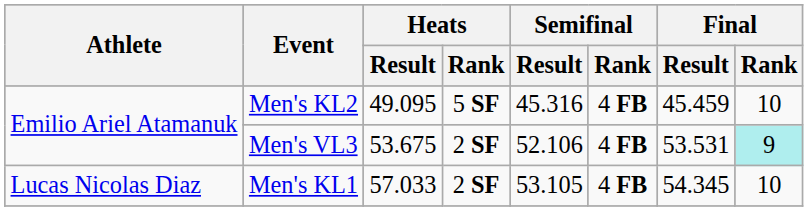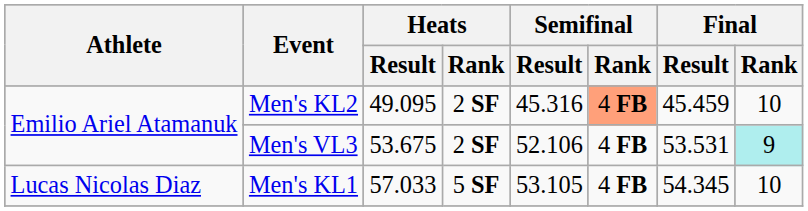(476, 105) 5 SF -> (476, 105) 2 SF
(623, 105) no background -> (623, 105) lightsalmon background
(476, 185) 2 SF -> (476, 185) 5 SF
